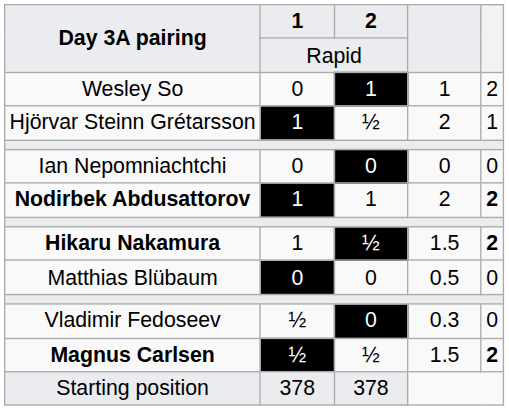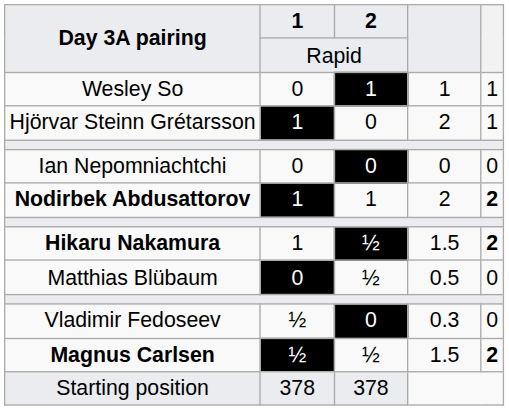(492, 88) 2 -> (492, 88) 1
(371, 122) ½ -> (371, 122) 0
(371, 277) 0 -> (371, 277) ½
